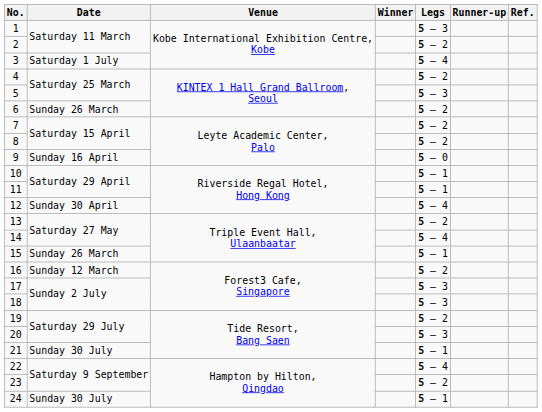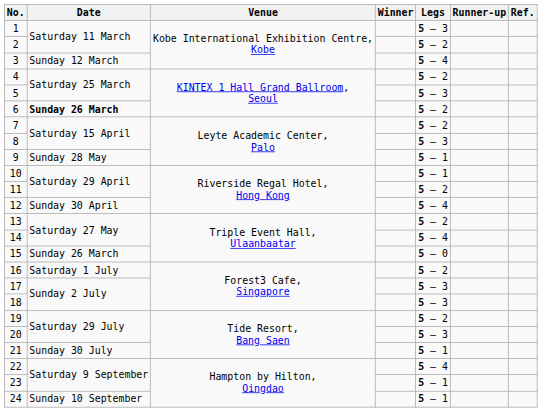(74, 61) Saturday 1 July -> (74, 61) Sunday 12 March
(74, 109) normal -> (74, 109) bold
(433, 141) 5 – 2 -> (433, 141) 5 – 3
(74, 157) Sunday 16 April -> (68, 157) Sunday 28 May
(433, 157) 5 – 0 -> (433, 157) 5 – 1
(433, 190) 5 – 1 -> (433, 190) 5 – 2
(433, 254) 5 – 1 -> (433, 254) 5 – 0
(74, 270) Sunday 12 March -> (74, 270) Saturday 1 July
(433, 383) 5 – 2 -> (433, 383) 5 – 1
(71, 399) Sunday 30 July -> (86, 399) Sunday 10 September
